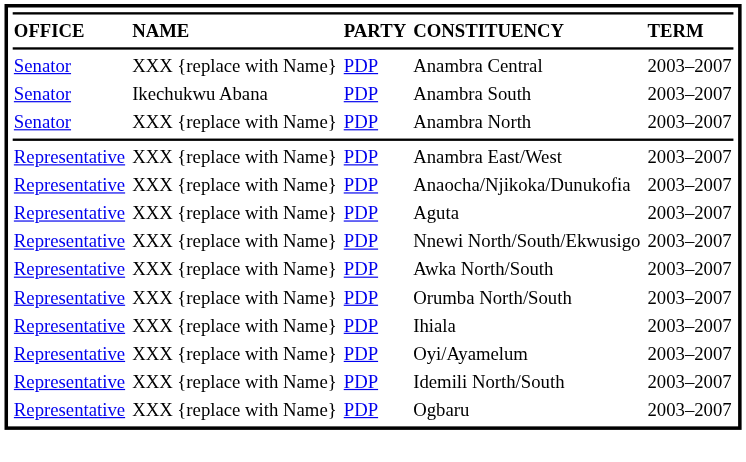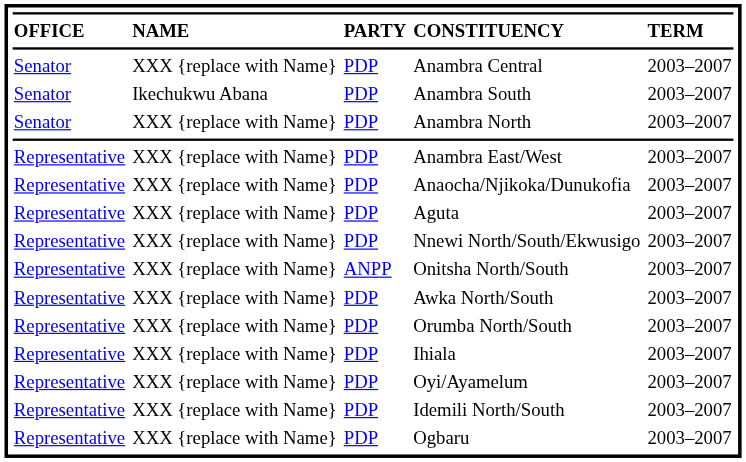+ row: (69, 269)
